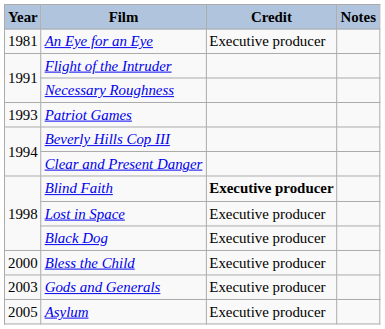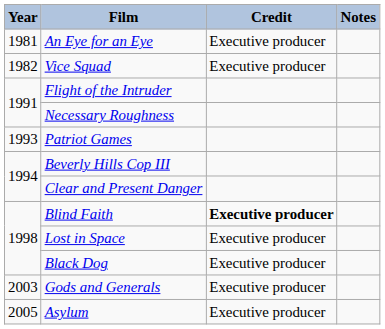+ row: (78, 66)
- row: (90, 262)
